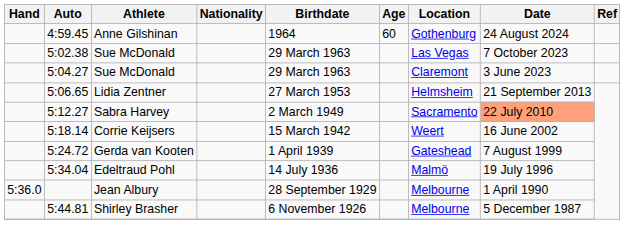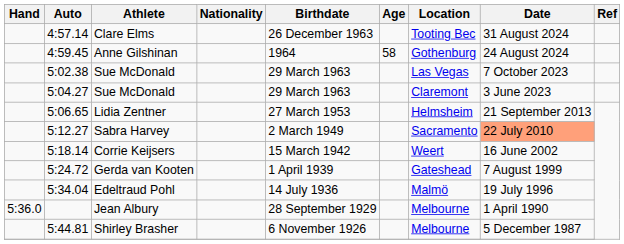+ row: (68, 33)
(389, 33) 60 -> (389, 53) 58
